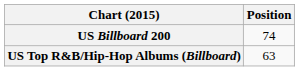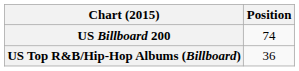(269, 55) 63 -> (269, 55) 36
